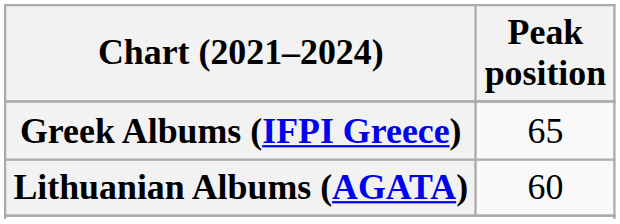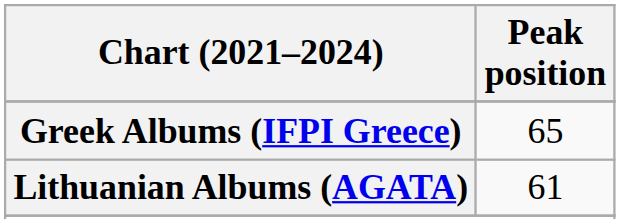(545, 186) 60 -> (545, 186) 61
